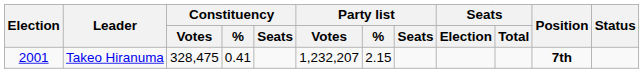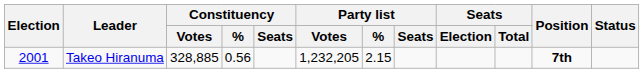(194, 57) 328,475 -> (194, 57) 328,885
(238, 57) 0.41 -> (238, 57) 0.56
(329, 57) 1,232,207 -> (329, 57) 1,232,205
